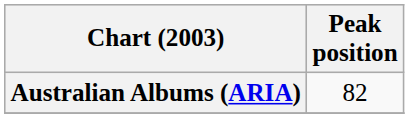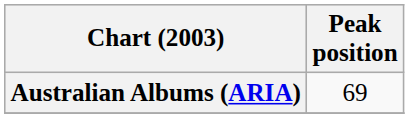(355, 92) 82 -> (355, 92) 69
